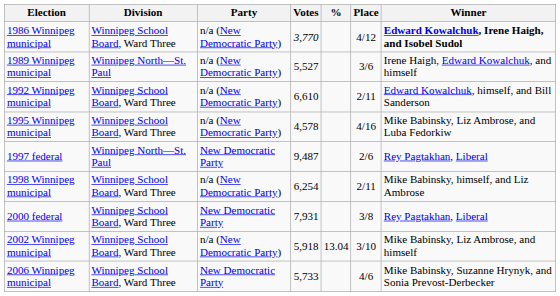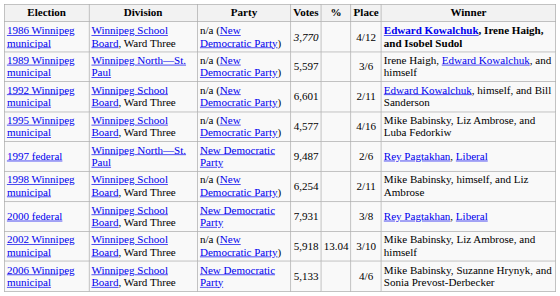(306, 66) 5,527 -> (306, 66) 5,597
(306, 96) 6,610 -> (306, 96) 6,601
(306, 126) 4,578 -> (306, 126) 4,577
(306, 276) 5,733 -> (306, 276) 5,133
